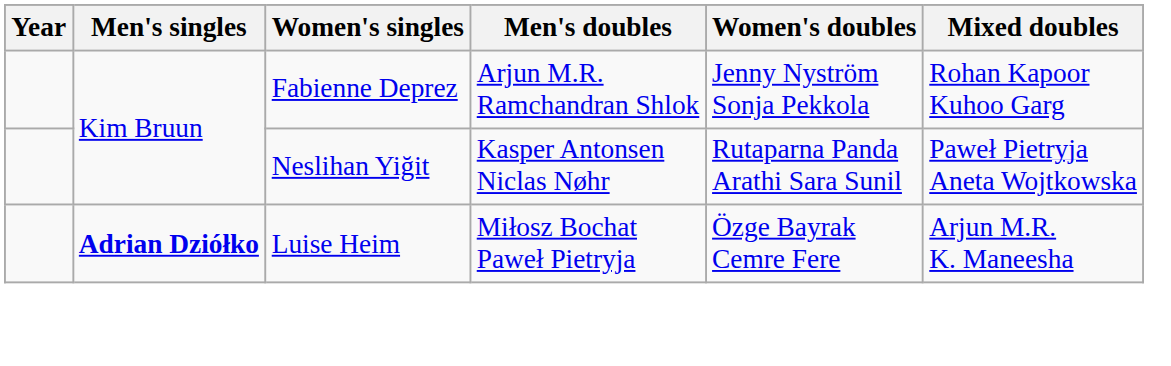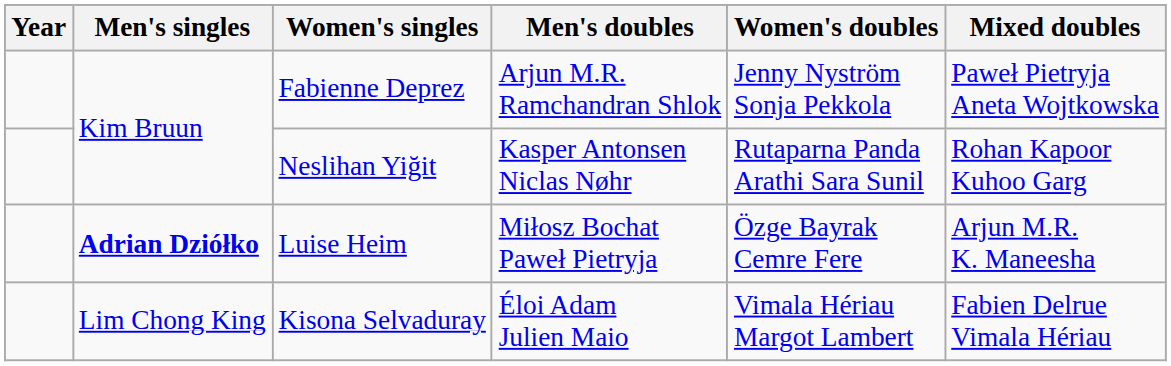(1009, 88) Rohan Kapoor Kuhoo Garg -> (1055, 88) Paweł Pietryja Aneta Wojtkowska
(1033, 166) Paweł Pietryja Aneta Wojtkowska -> (1031, 166) Rohan Kapoor Kuhoo Garg
+ row: (382, 321)
